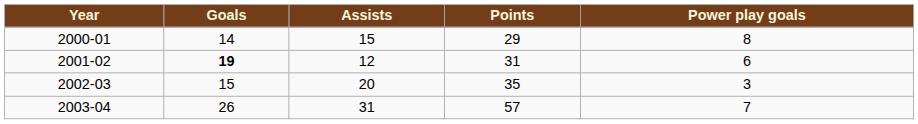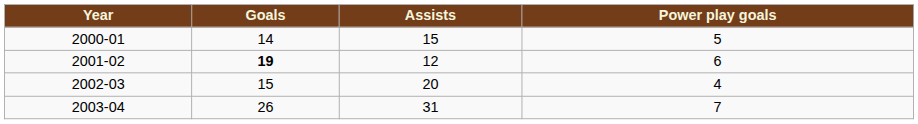- column: (512, 15)
(747, 38) 8 -> (718, 38) 5
(747, 84) 3 -> (718, 84) 4
